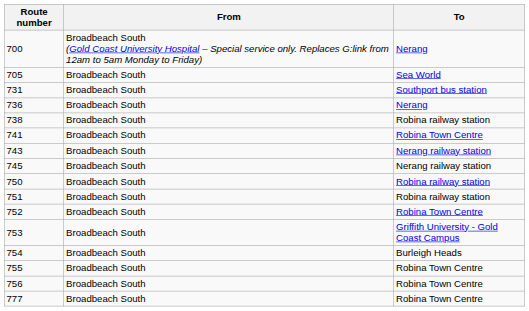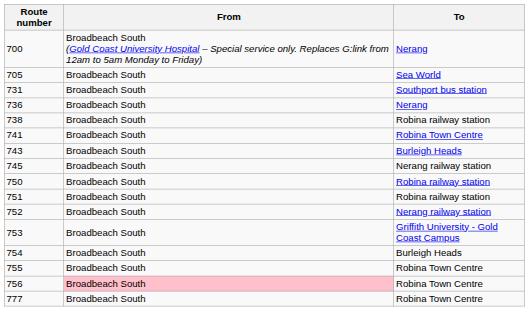(444, 151) Nerang railway station -> (429, 151) Burleigh Heads
(439, 211) Robina Town Centre -> (444, 211) Nerang railway station
(106, 283) no background -> (106, 283) pink background
